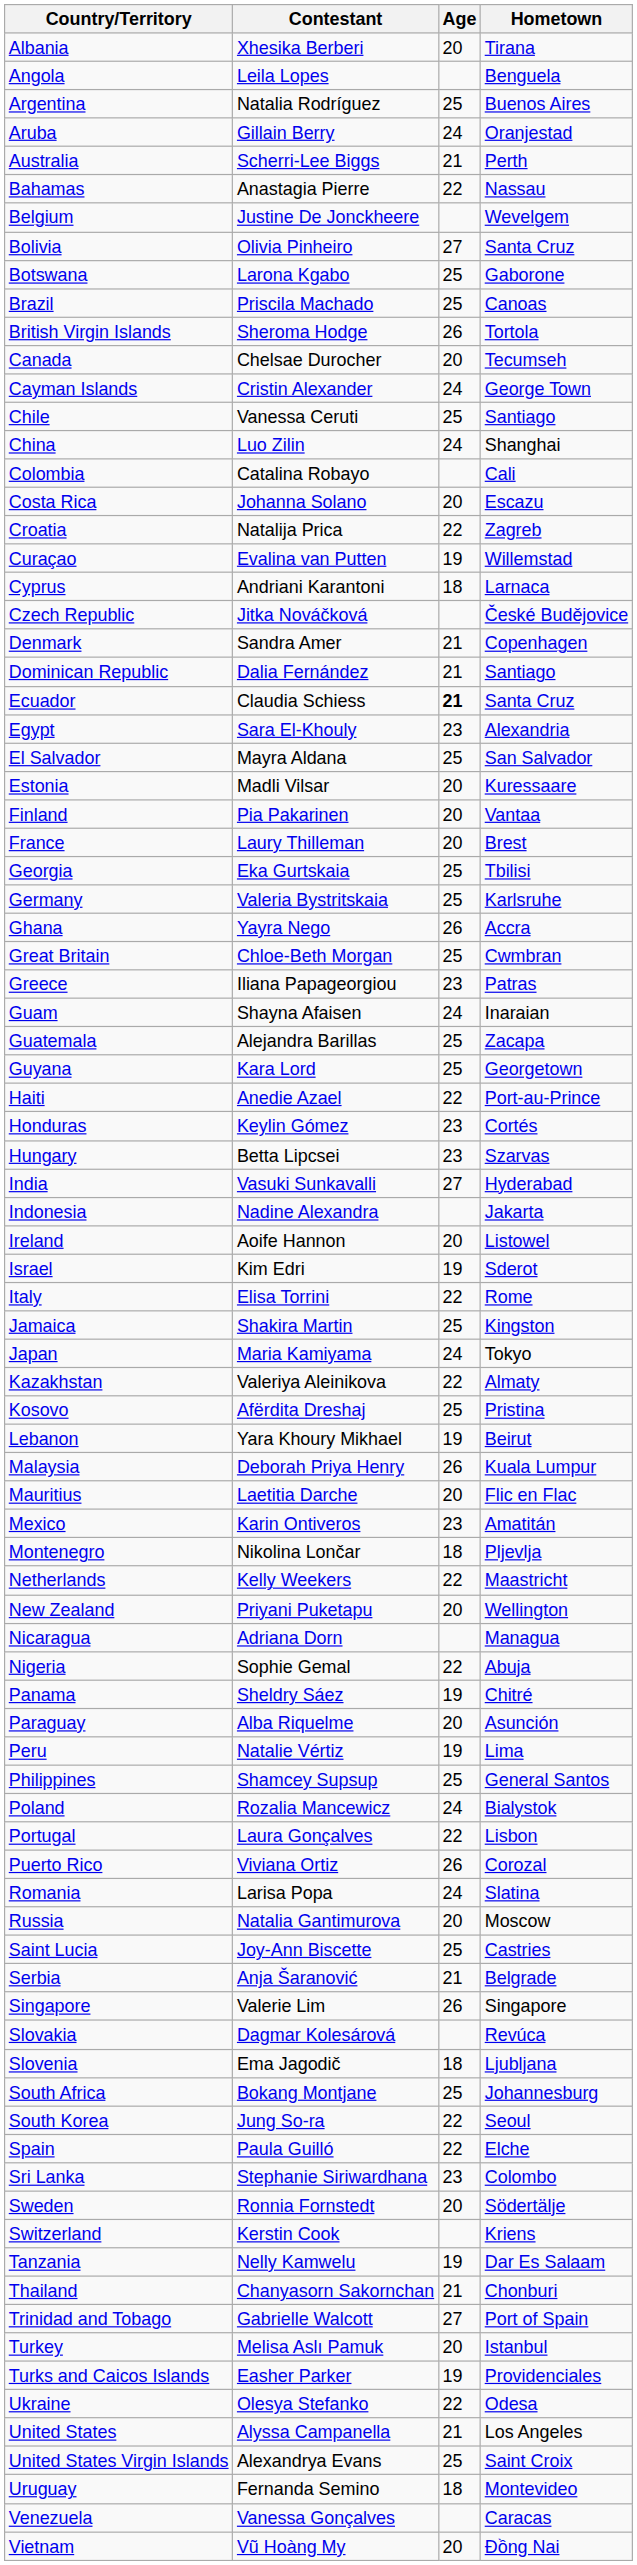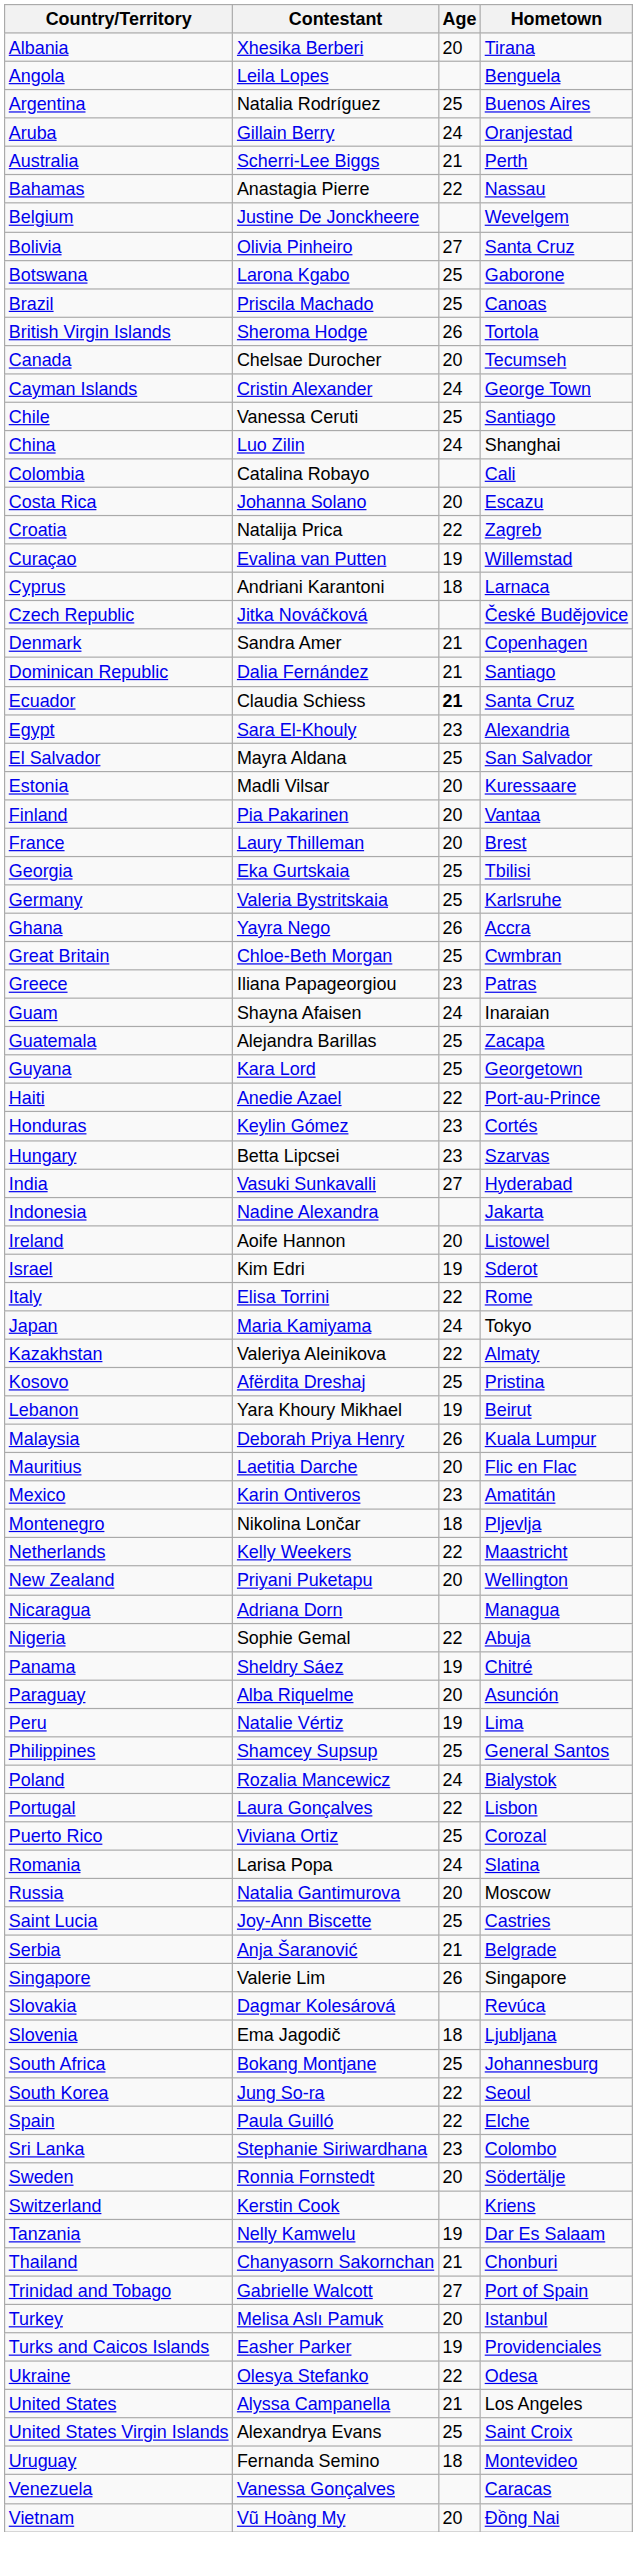- row: (42, 1325)
(452, 1865) 26 -> (452, 1836) 25
